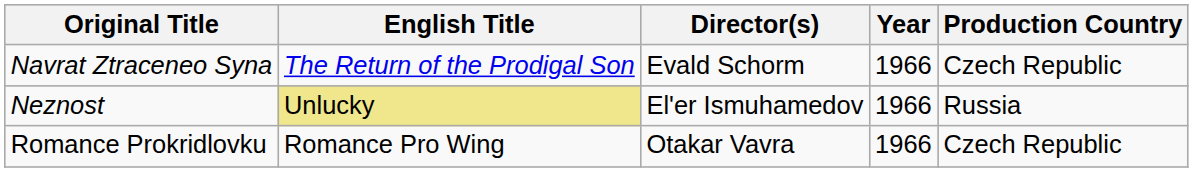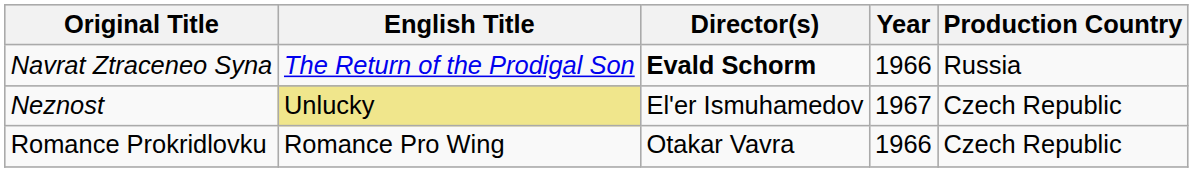(726, 65) normal -> (731, 65) bold
(1033, 65) Czech Republic -> (982, 65) Russia
(903, 105) 1966 -> (903, 105) 1967
(982, 105) Russia -> (1033, 105) Czech Republic
